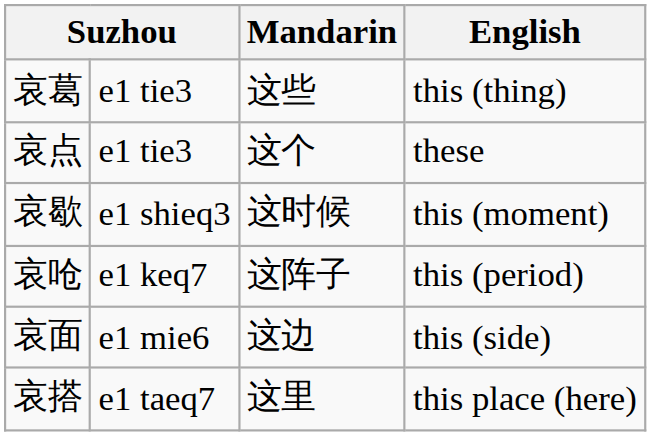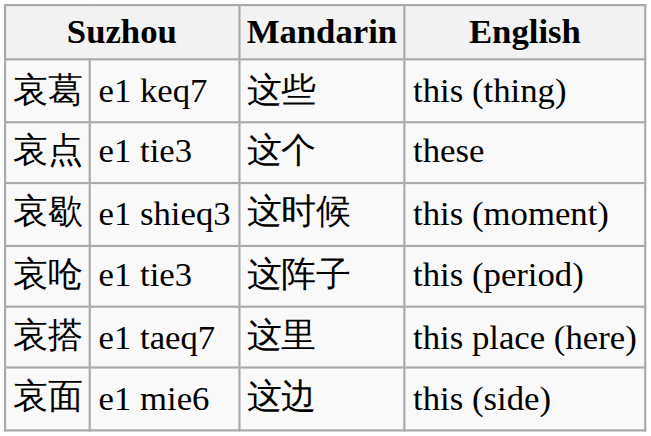(145, 90) e1 tie3 -> (153, 90) e1 keq7
(153, 275) e1 keq7 -> (145, 275) e1 tie3
rows swapped: (48, 335) <-> (48, 397)
